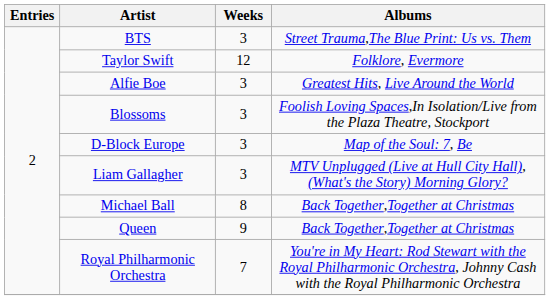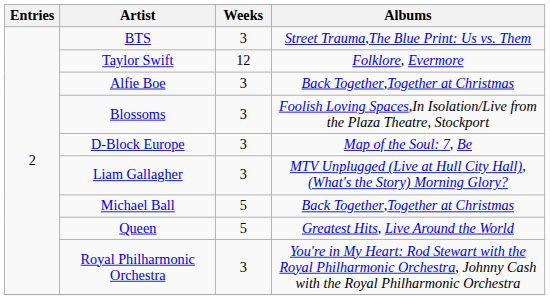(408, 83) Greatest Hits, Live Around the World -> (408, 83) Back Together,Together at Christmas
(243, 205) 8 -> (243, 205) 5
(243, 228) 9 -> (243, 228) 5
(408, 228) Back Together,Together at Christmas -> (408, 228) Greatest Hits, Live Around the World
(243, 267) 7 -> (243, 267) 3
